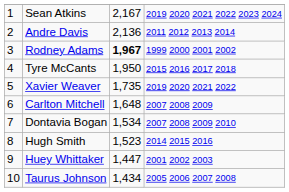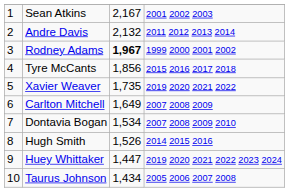(214, 13) 2019 2020 2021 2022 2023 2024 -> (179, 13) 2001 2002 2003
(127, 31) 2,136 -> (127, 31) 2,132
(127, 68) 1,950 -> (127, 68) 1,856
(127, 104) 1,648 -> (127, 104) 1,649
(127, 141) 1,523 -> (127, 141) 1,526
(179, 160) 2001 2002 2003 -> (214, 160) 2019 2020 2021 2022 2023 2024
